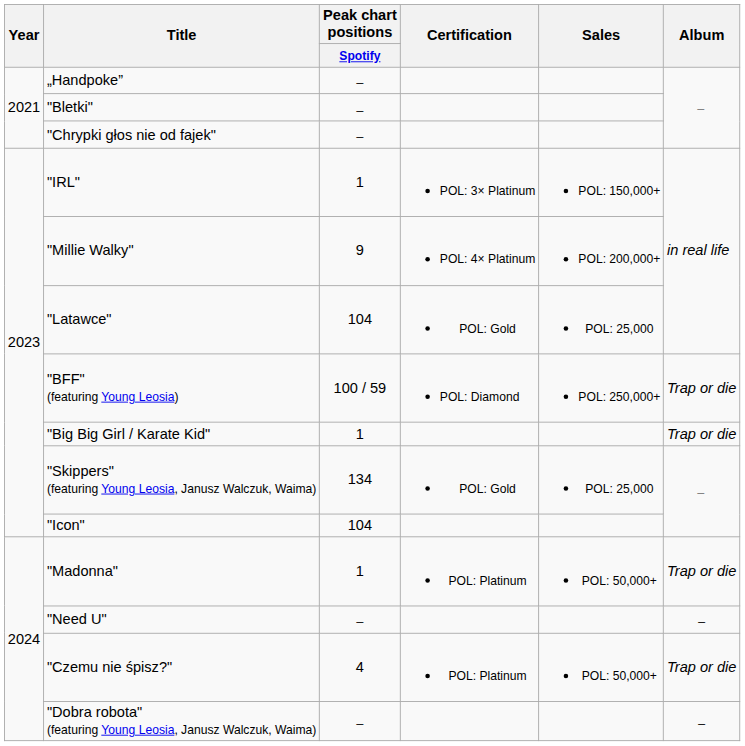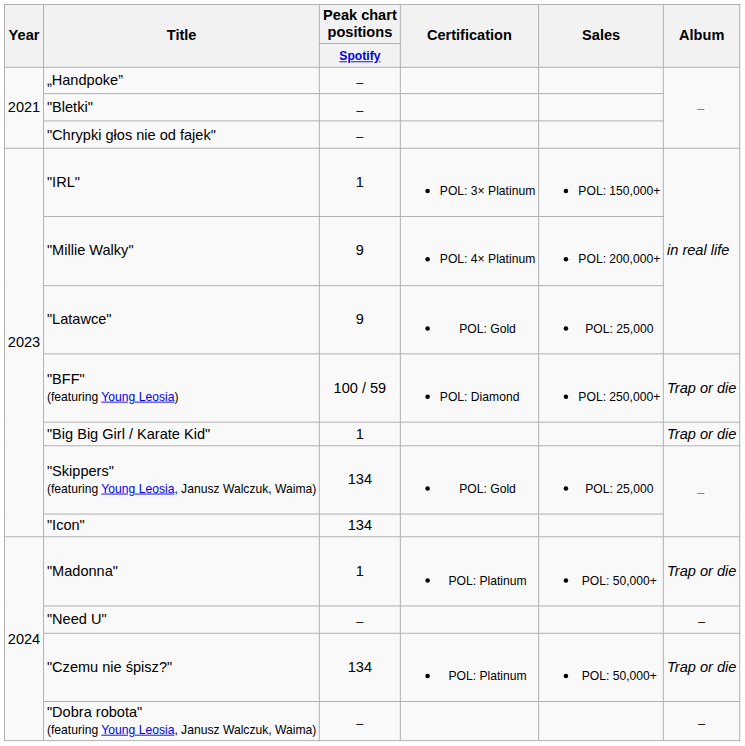(360, 319) 104 -> (360, 319) 9
(360, 525) 104 -> (360, 525) 134
(360, 667) 4 -> (360, 667) 134
